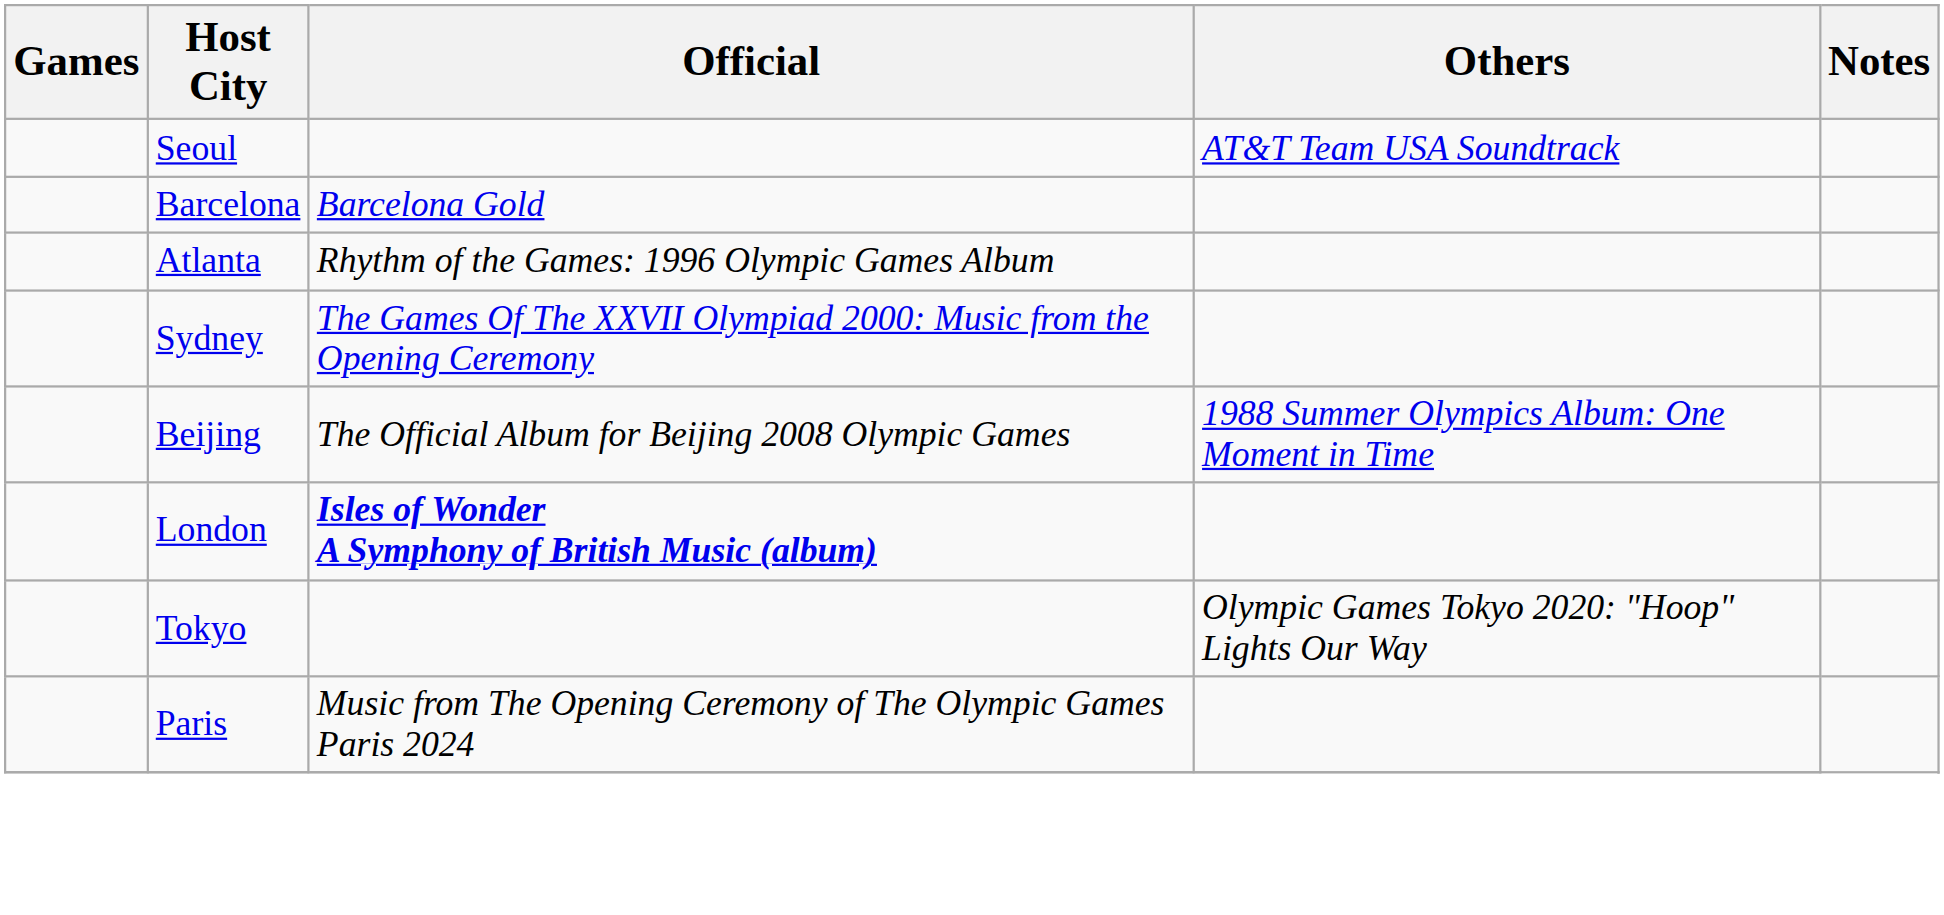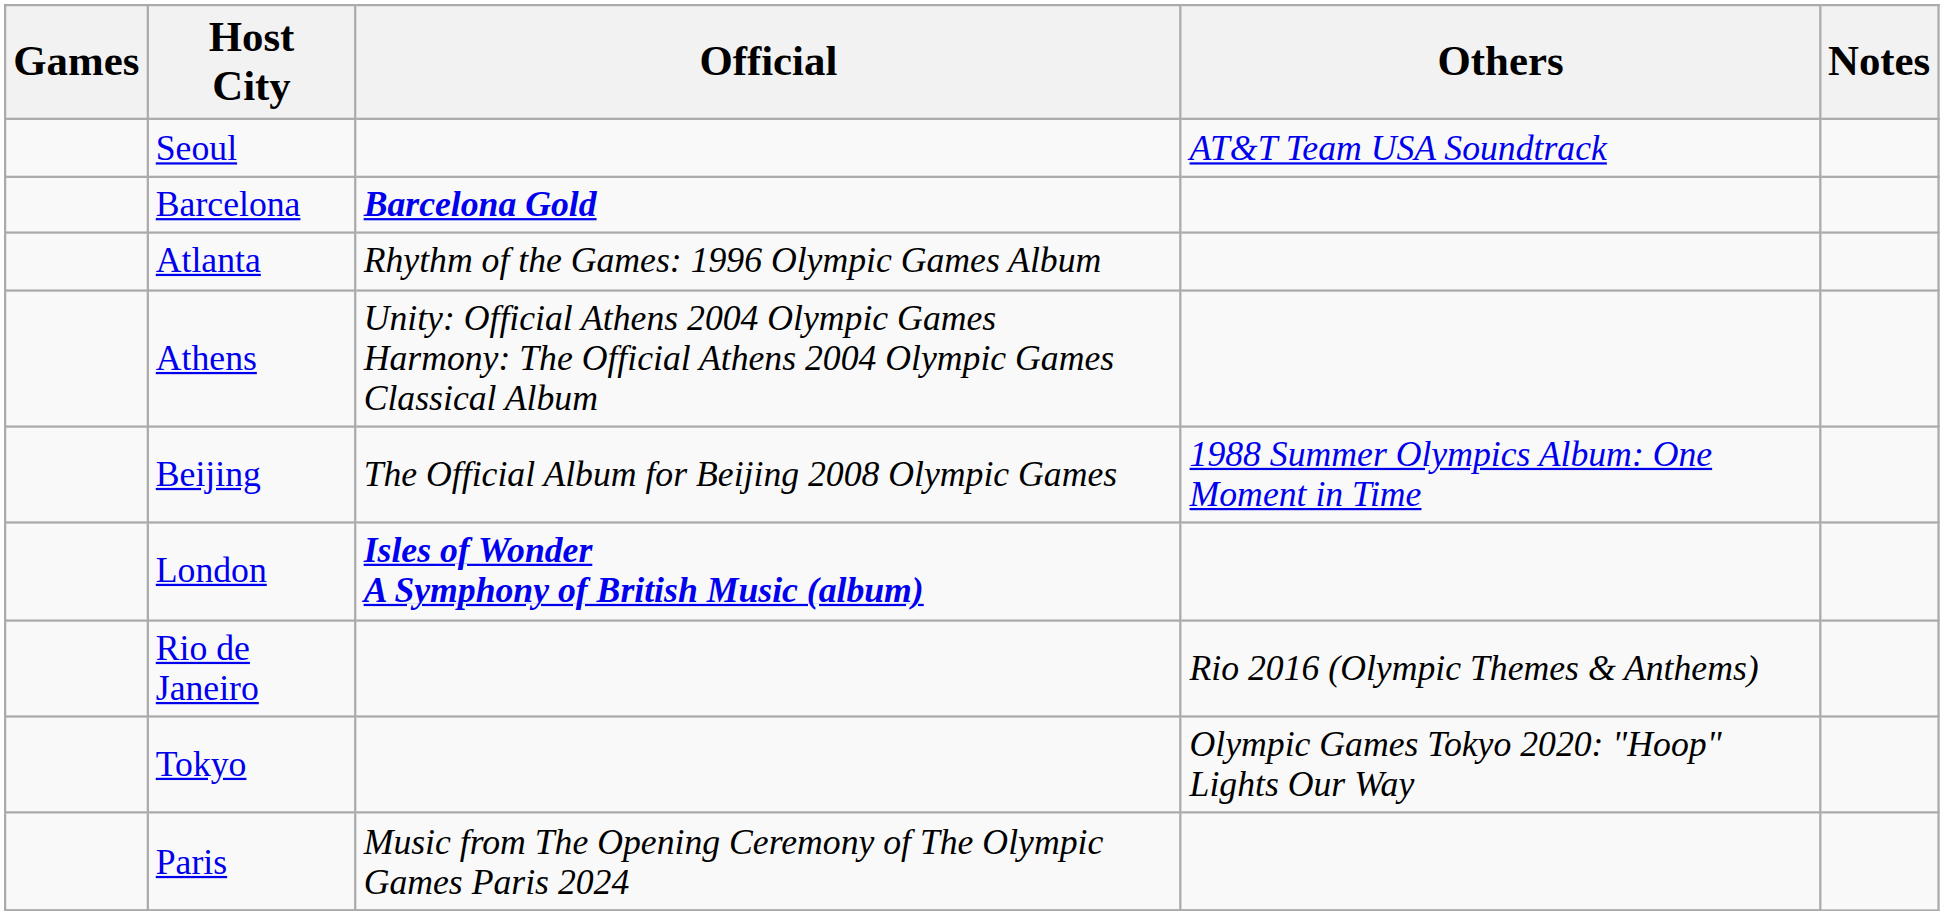(431, 203) normal -> (480, 203) bold
- row: (209, 337)
+ row: (206, 357)
+ row: (207, 667)
